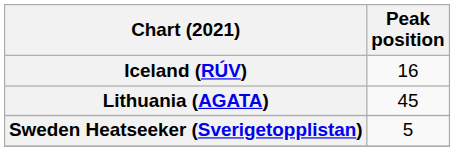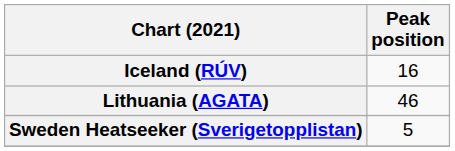(408, 100) 45 -> (408, 100) 46
